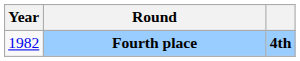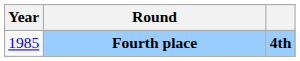(24, 43) 1982 -> (24, 43) 1985
